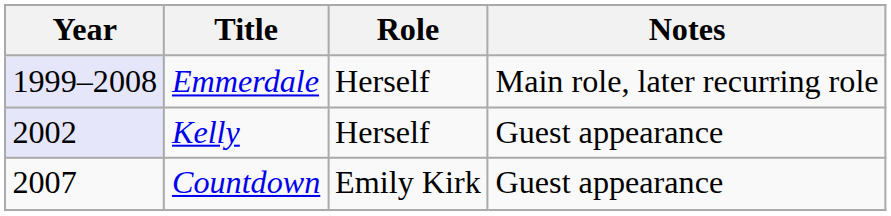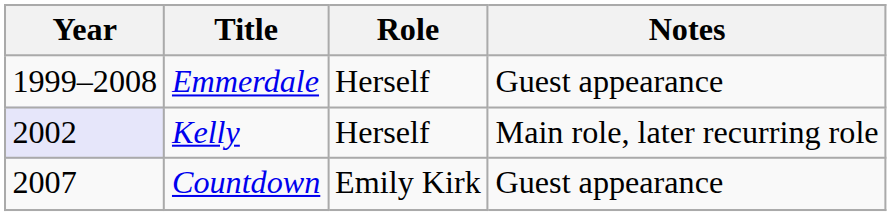(85, 81) lavender background -> (85, 81) no background
(687, 81) Main role, later recurring role -> (609, 81) Guest appearance
(609, 132) Guest appearance -> (687, 132) Main role, later recurring role
